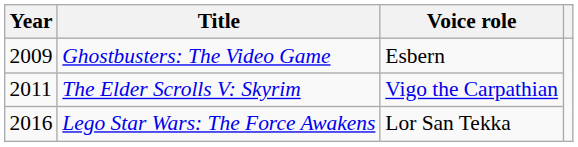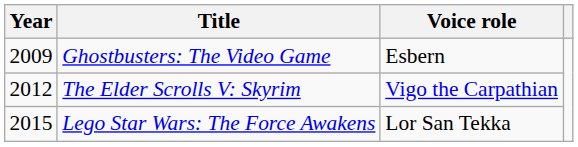(31, 89) 2011 -> (31, 89) 2012
(31, 123) 2016 -> (31, 123) 2015
